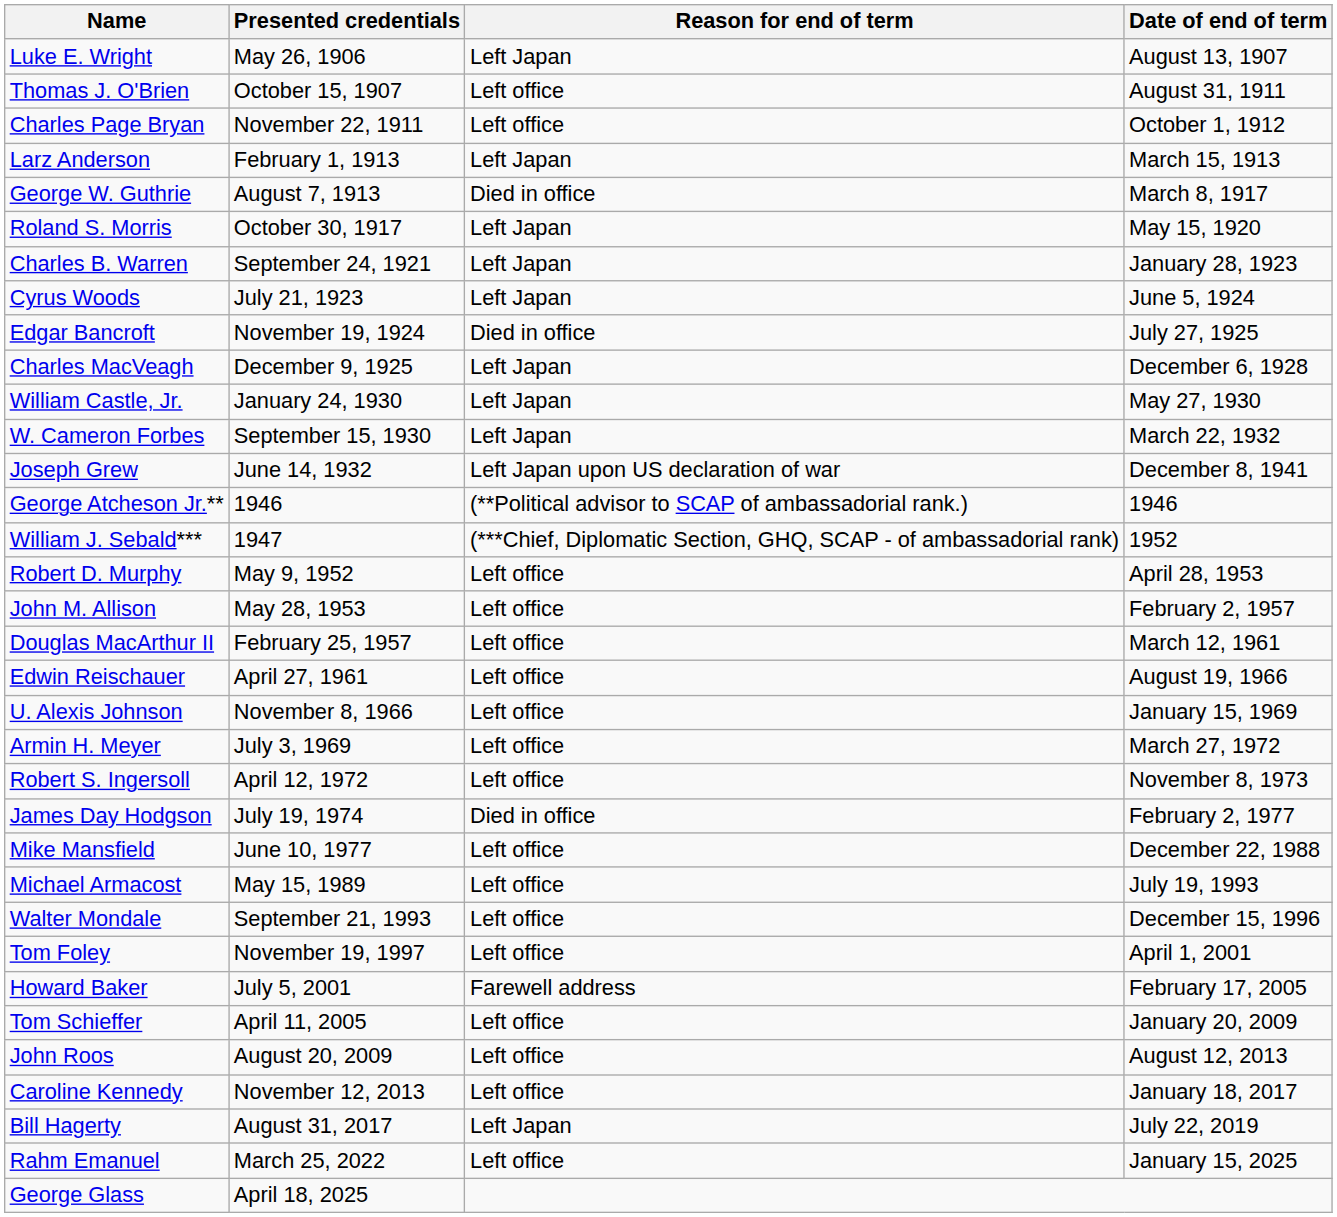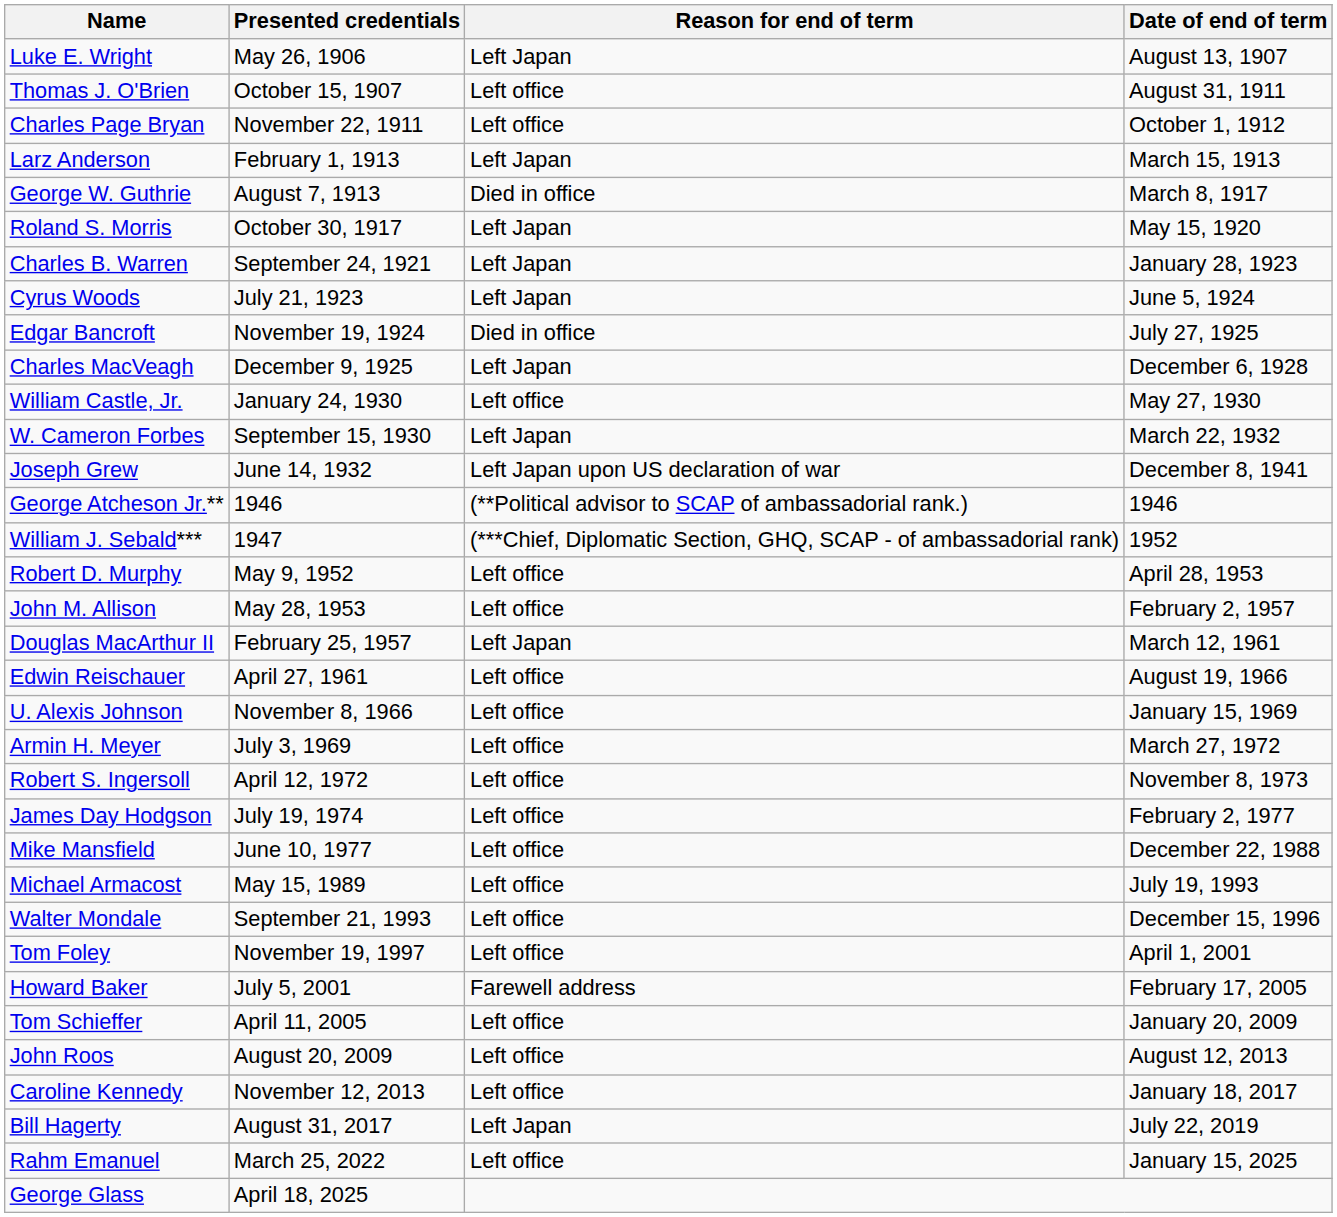(521, 401) Left Japan -> (517, 401) Left office
(517, 642) Left office -> (521, 642) Left Japan
(533, 815) Died in office -> (517, 815) Left office
